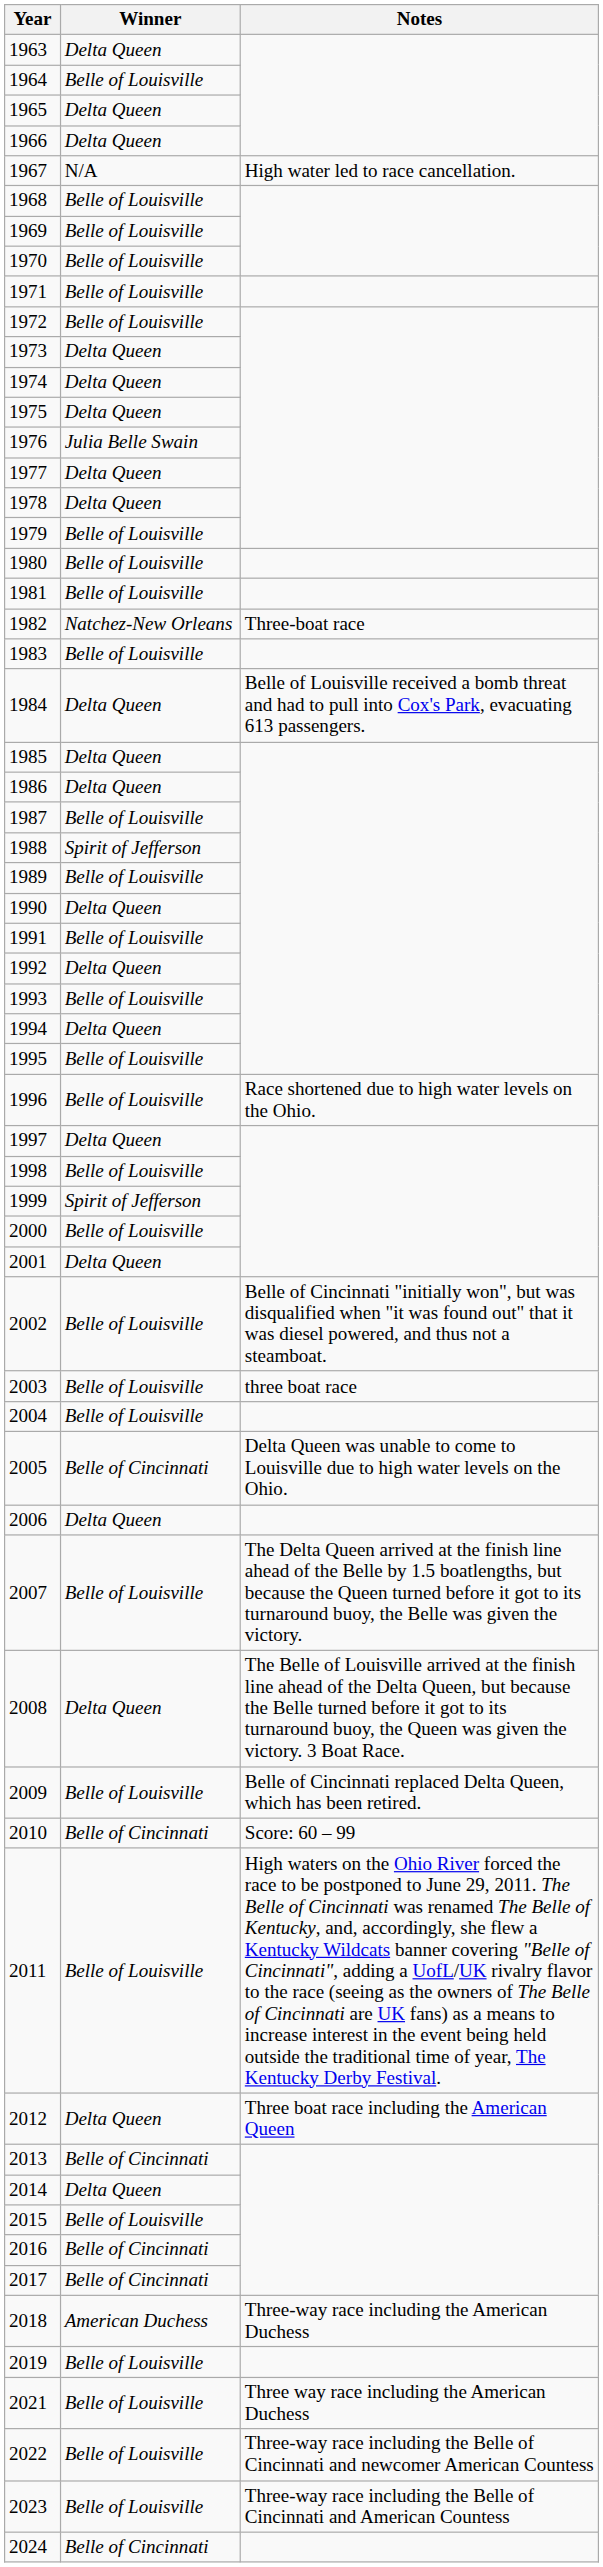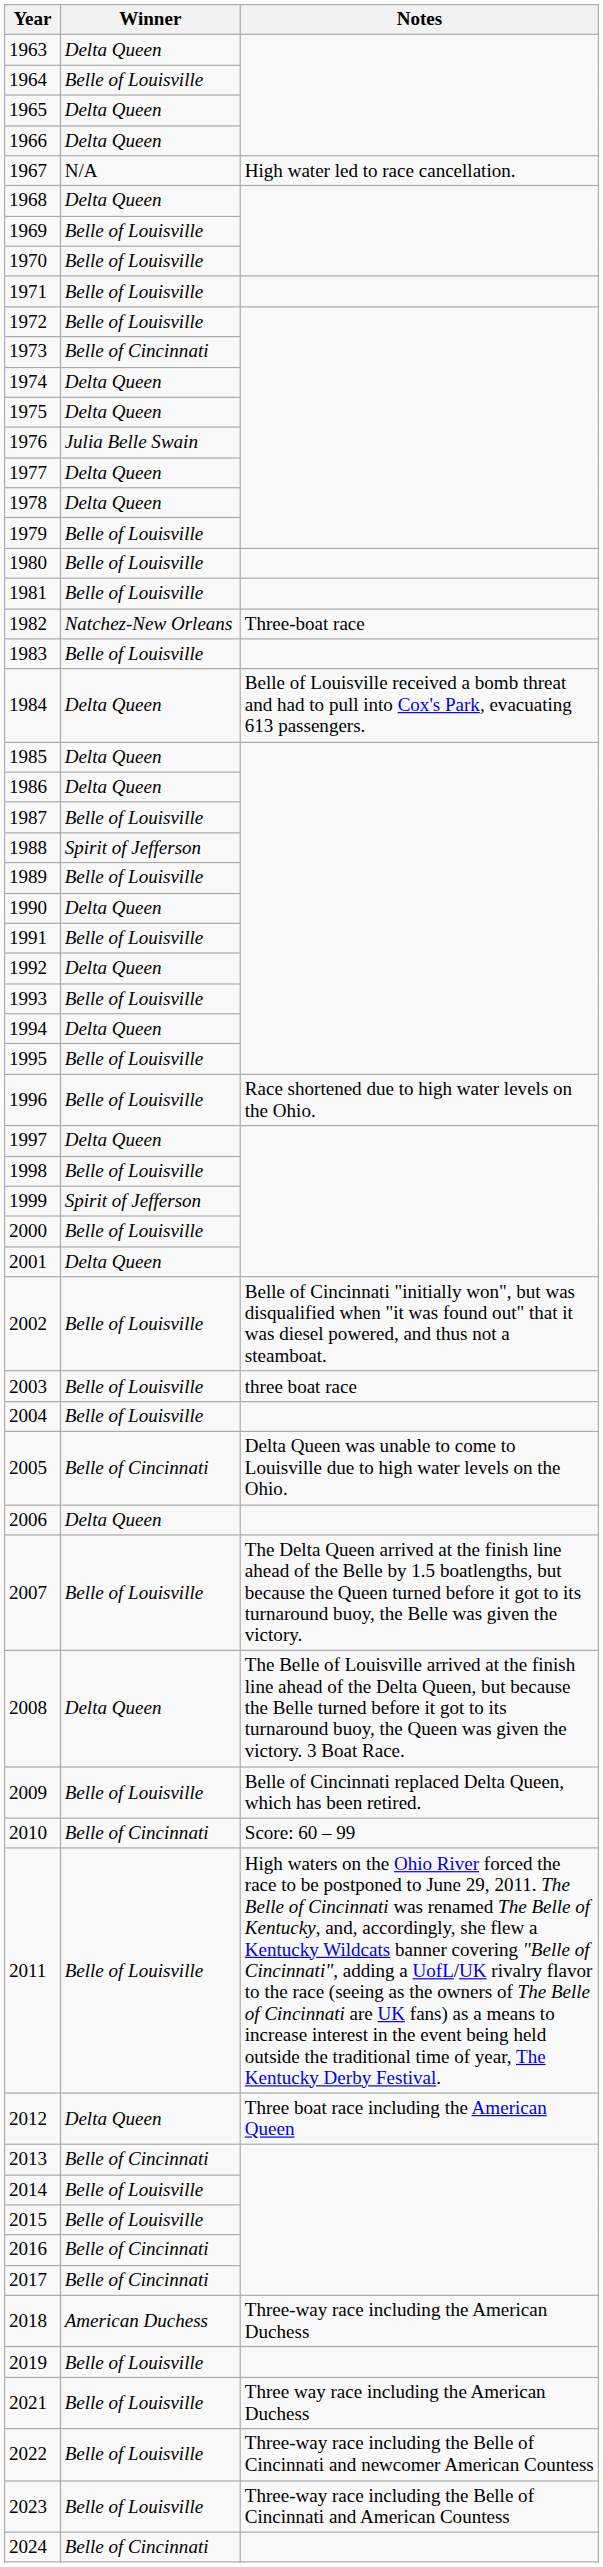(134, 200) Belle of Louisville -> (113, 200) Delta Queen
(113, 351) Delta Queen -> (137, 351) Belle of Cincinnati
(113, 2189) Delta Queen -> (134, 2189) Belle of Louisville
